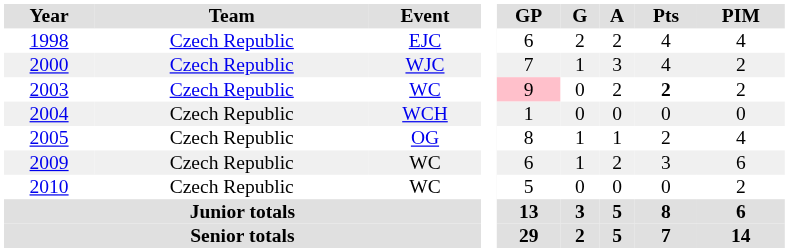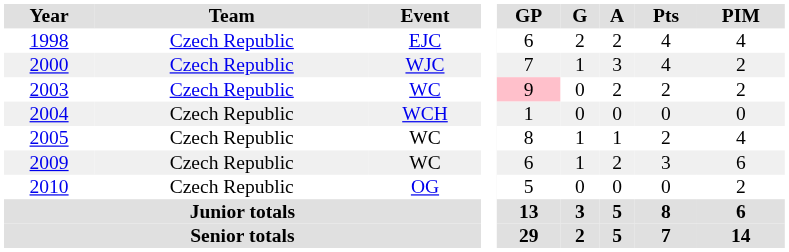(666, 89) bold -> (666, 89) normal
(425, 138) OG -> (425, 138) WC
(425, 186) WC -> (425, 186) OG
